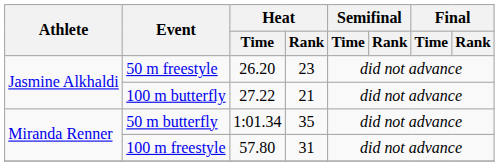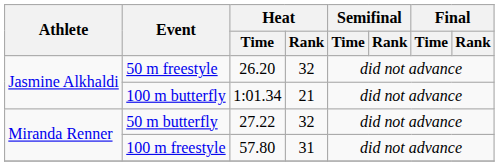(307, 69) 23 -> (307, 69) 32
(257, 95) 27.22 -> (257, 95) 1:01.34
(257, 122) 1:01.34 -> (257, 122) 27.22
(307, 122) 35 -> (307, 122) 32
